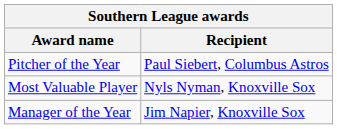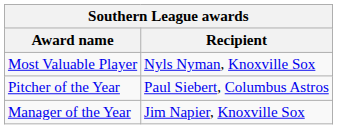rows swapped: (73, 87) <-> (64, 64)
